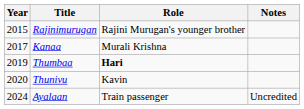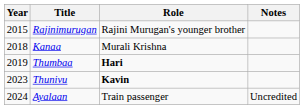(17, 46) 2017 -> (17, 46) 2018
(17, 79) 2020 -> (17, 79) 2023
(114, 79) normal -> (115, 79) bold
